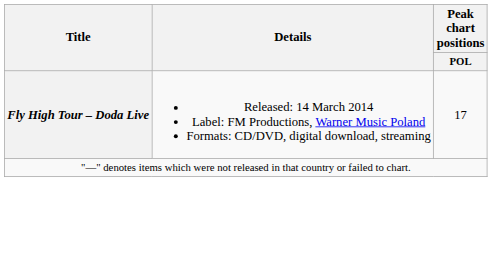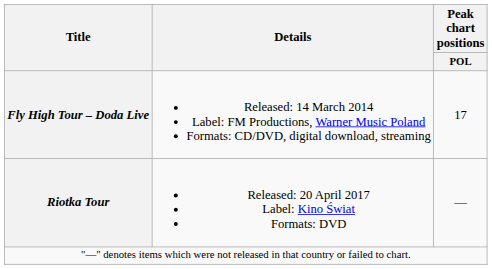+ row: (78, 202)
